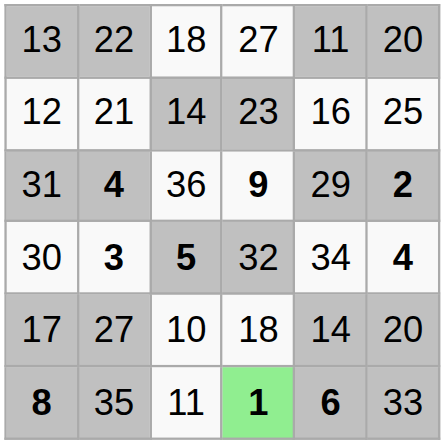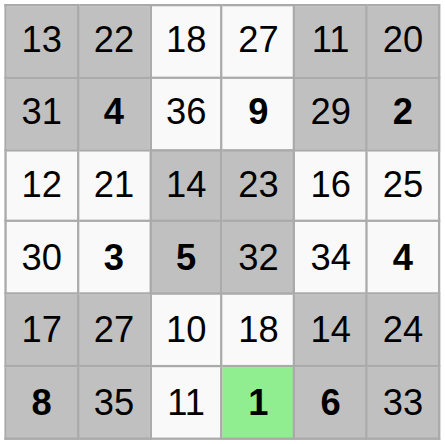rows swapped: (42, 185) <-> (42, 112)
(403, 329) 20 -> (403, 329) 24
